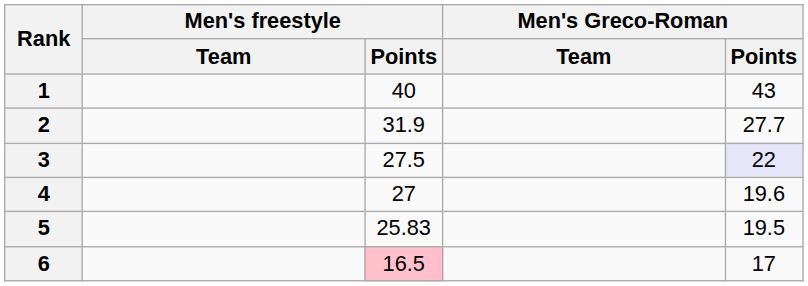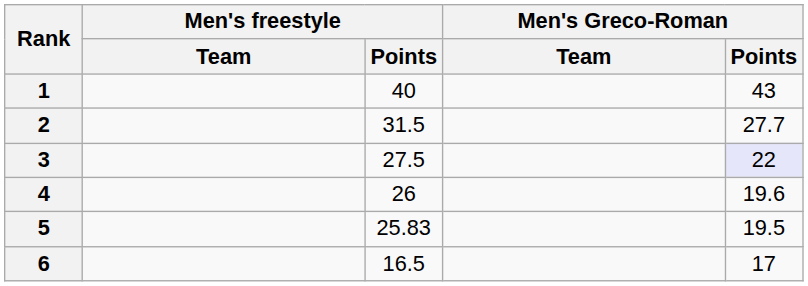(404, 125) 31.9 -> (404, 125) 31.5
(404, 194) 27 -> (404, 194) 26
(404, 263) pink background -> (404, 263) no background
